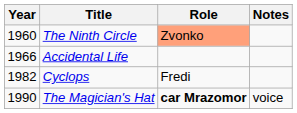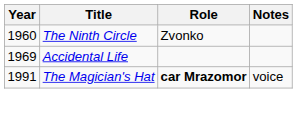(182, 35) lightsalmon background -> (182, 35) no background
(22, 56) 1966 -> (22, 56) 1969
- row: (66, 77)
(22, 98) 1990 -> (22, 77) 1991
